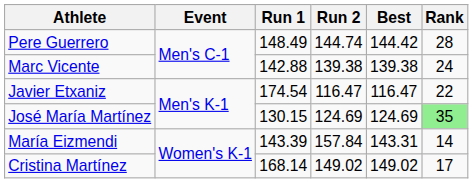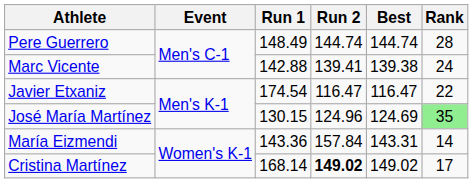(394, 42) 144.42 -> (394, 42) 144.74
(339, 67) 139.38 -> (339, 67) 139.41
(339, 117) 124.69 -> (339, 117) 124.96
(283, 141) 143.39 -> (283, 141) 143.36
(339, 166) normal -> (339, 166) bold
